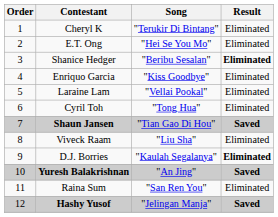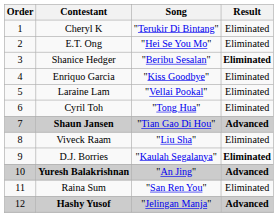(247, 124) Saved -> (247, 124) Advanced
(247, 172) Saved -> (247, 172) Advanced
(247, 204) Saved -> (247, 204) Advanced
